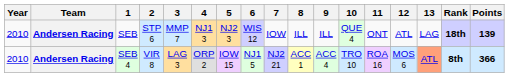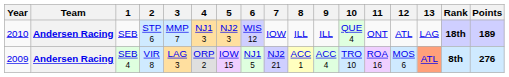(487, 33) 139 -> (487, 33) 189
(18, 60) 2010 -> (18, 60) 2009
(487, 60) 366 -> (487, 60) 276
